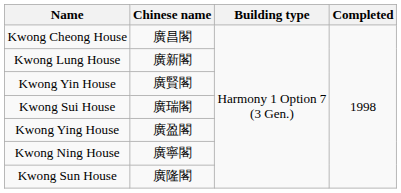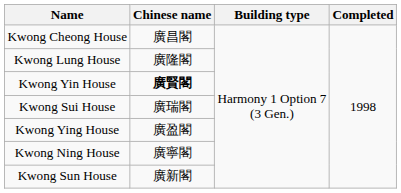(172, 59) 廣新閣 -> (172, 59) 廣隆閣
(172, 83) normal -> (172, 83) bold
(172, 176) 廣隆閣 -> (172, 176) 廣新閣
